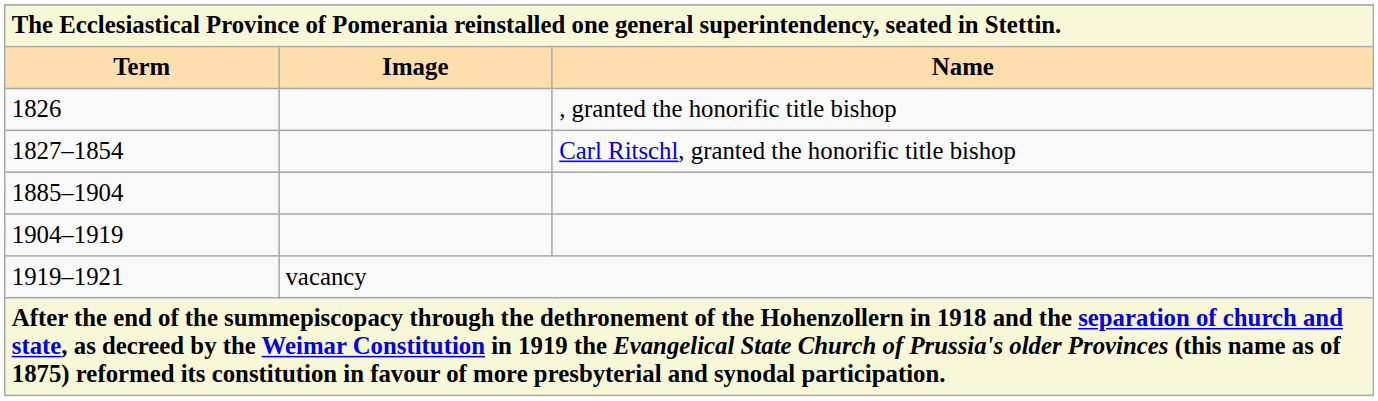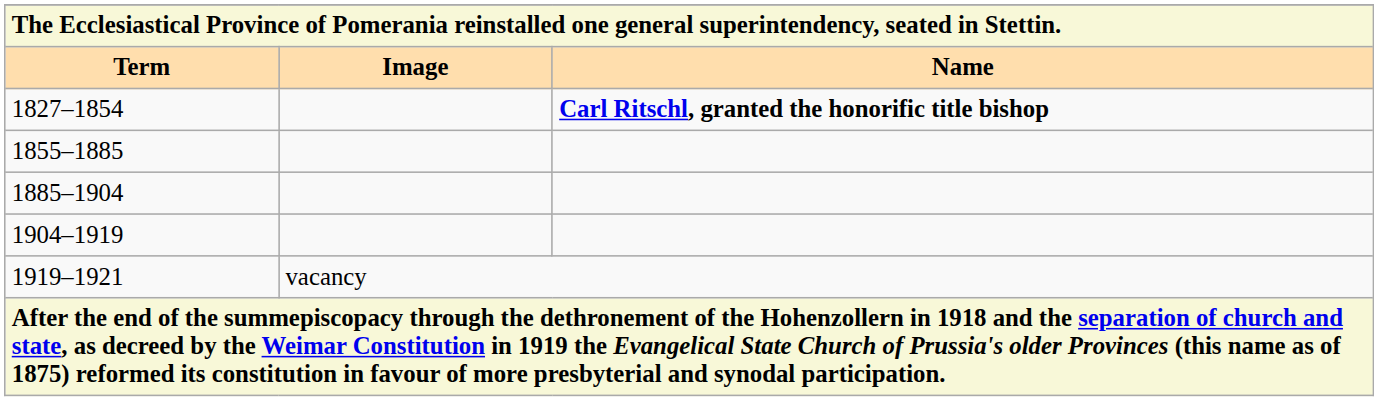- row: (37, 109)
(788, 150) normal -> (804, 109) bold
+ row: (68, 150)
